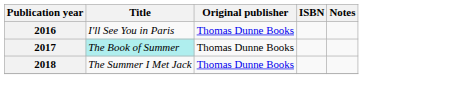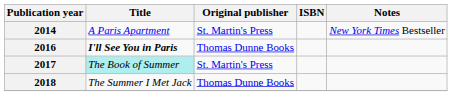+ row: (45, 30)
(131, 30) normal -> (133, 47) bold
(245, 47) Thomas Dunne Books -> (235, 64) St. Martin's Press
